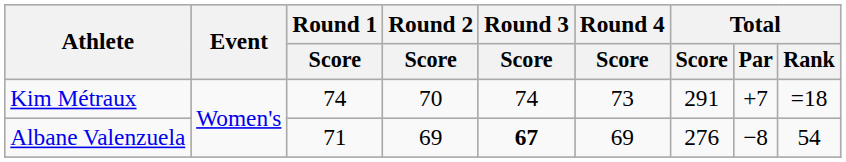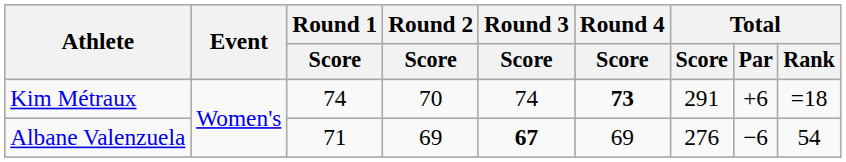(622, 99) normal -> (622, 99) bold
(756, 99) +7 -> (756, 99) +6
(756, 137) −8 -> (756, 137) −6
